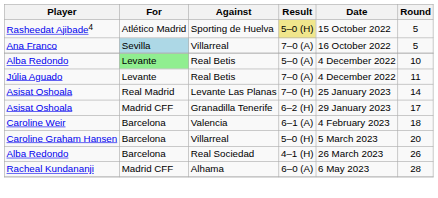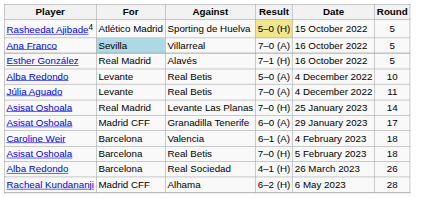+ row: (43, 61)
(139, 61) lightgreen background -> (116, 76) no background
(297, 107) 6–2 (H) -> (274, 123) 6–0 (A)
+ row: (39, 154)
- row: (62, 138)
(297, 169) 6–0 (A) -> (274, 185) 6–2 (H)
